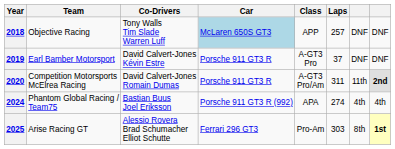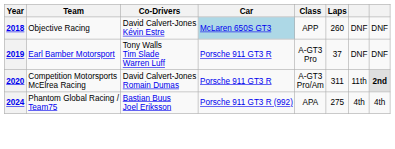(144, 32) Tony Walls Tim Slade Warren Luff -> (159, 28) David Calvert-Jones Kévin Estre
(338, 32) 257 -> (337, 28) 260
(159, 59) David Calvert-Jones Kévin Estre -> (144, 54) Tony Walls Tim Slade Warren Luff
(338, 102) 274 -> (337, 102) 275
- row: (15, 129)
